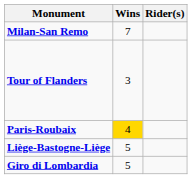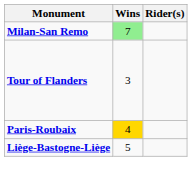(128, 31) no background -> (128, 31) lightgreen background
- row: (53, 165)
